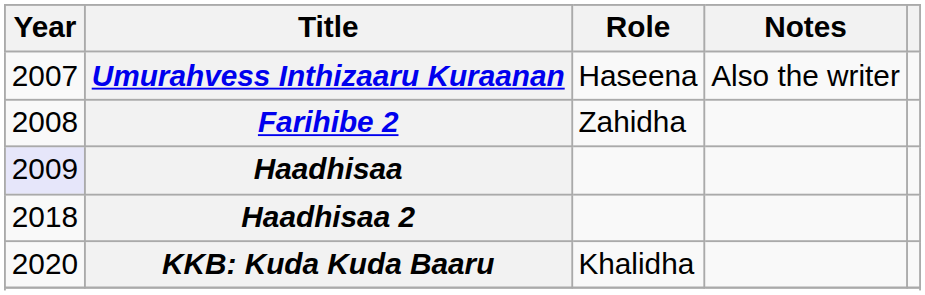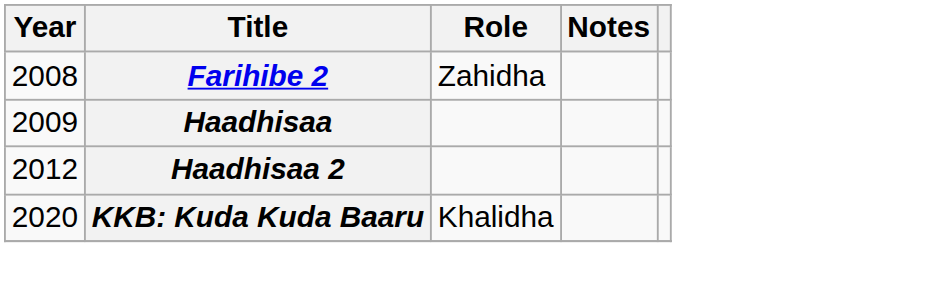- row: (328, 75)
(45, 169) lavender background -> (45, 122) no background
(45, 216) 2018 -> (45, 169) 2012
